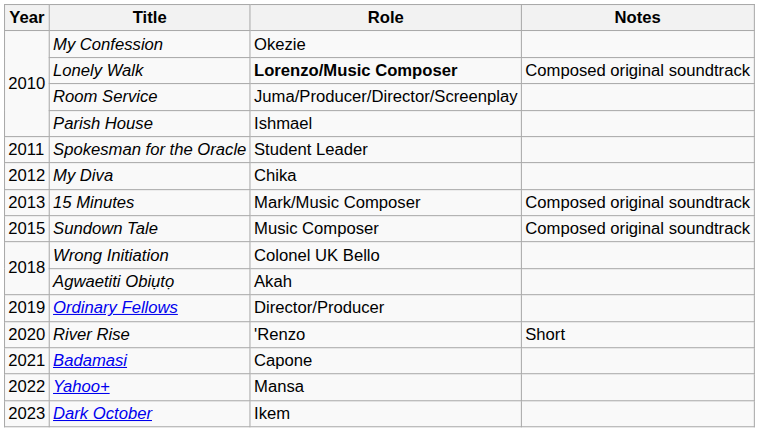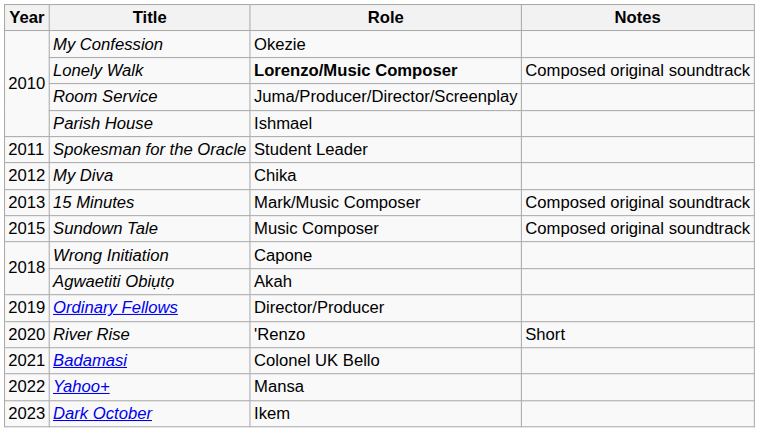(317, 255) Colonel UK Bello -> (283, 255) Capone
(283, 360) Capone -> (317, 360) Colonel UK Bello
